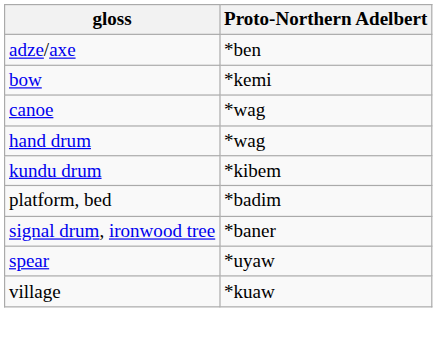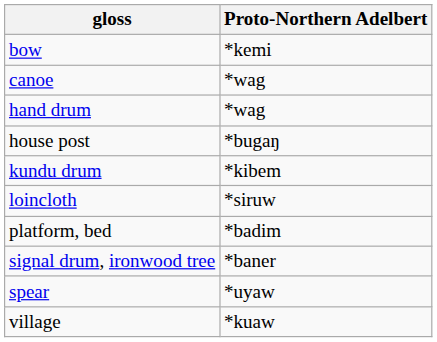- row: (42, 49)
+ row: (49, 140)
+ row: (43, 200)
